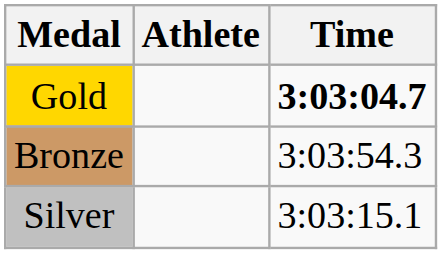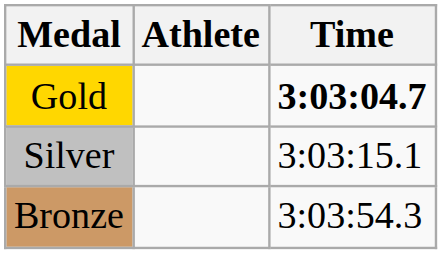rows swapped: (69, 215) <-> (69, 155)
